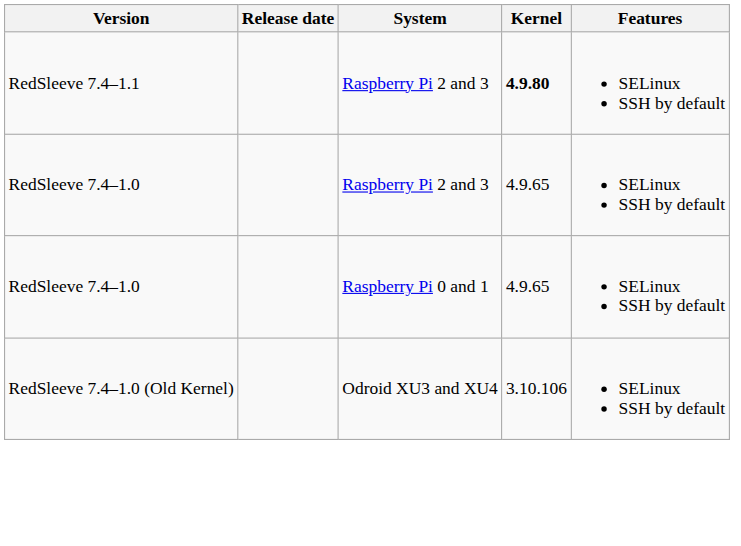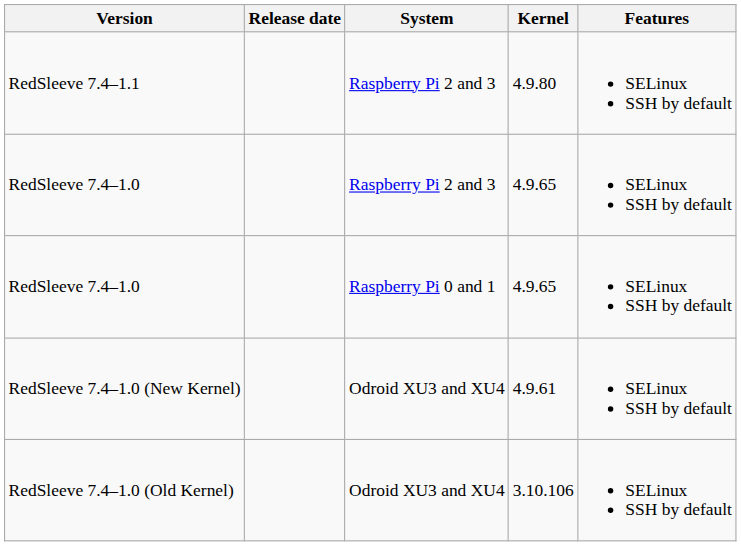(528, 83) bold -> (534, 83) normal
+ row: (125, 388)
